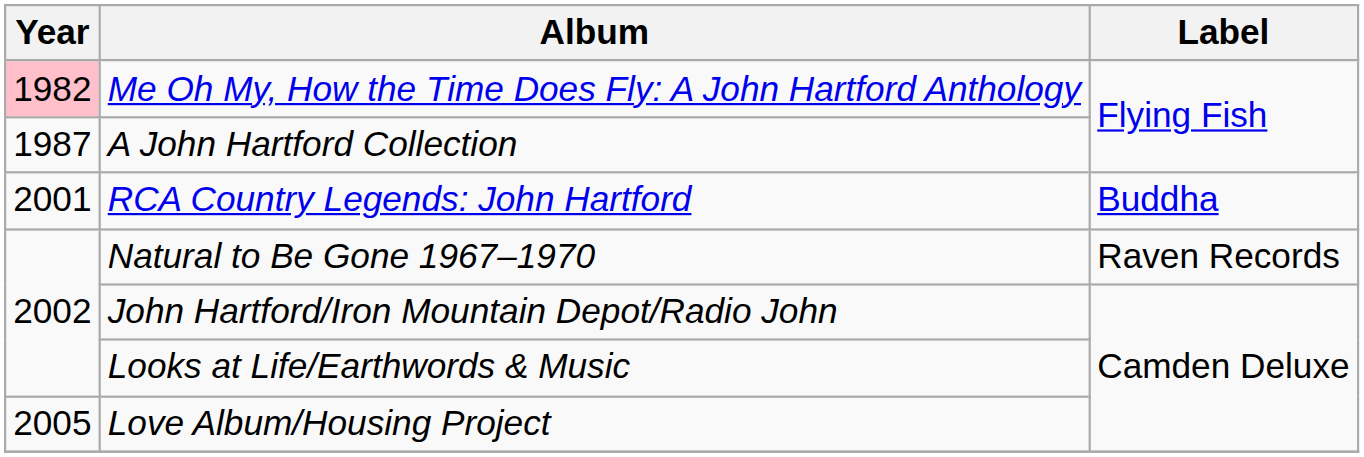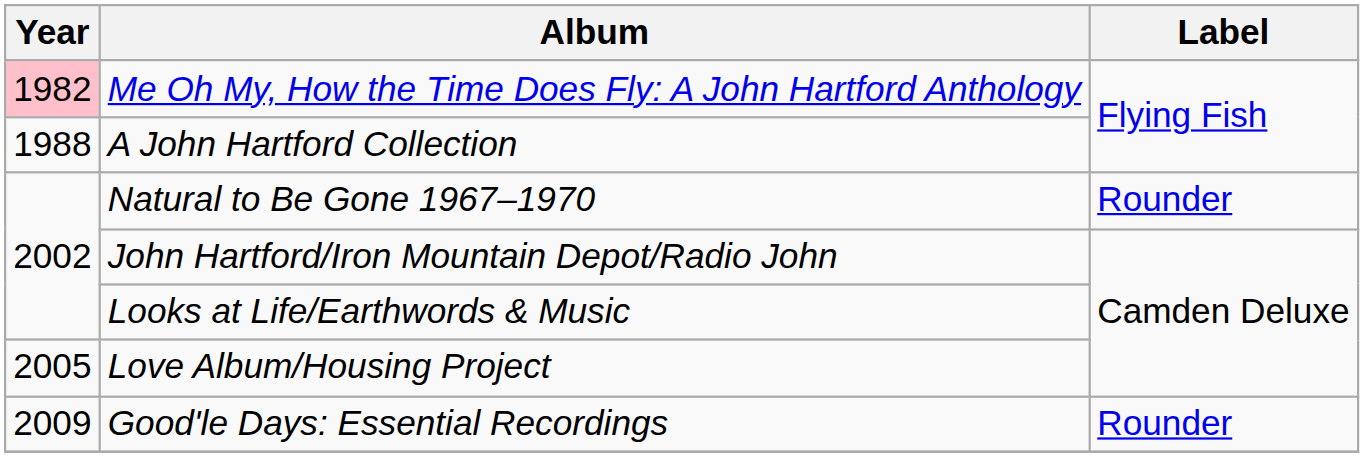(52, 144) 1987 -> (52, 144) 1988
- row: (400, 199)
(1219, 255) Raven Records -> (1165, 199) Rounder
+ row: (388, 423)
